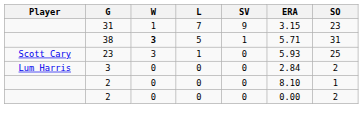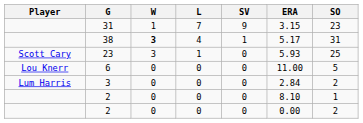(199, 40) 5 -> (199, 40) 4
(290, 40) 5.71 -> (290, 40) 5.17
+ row: (45, 68)
